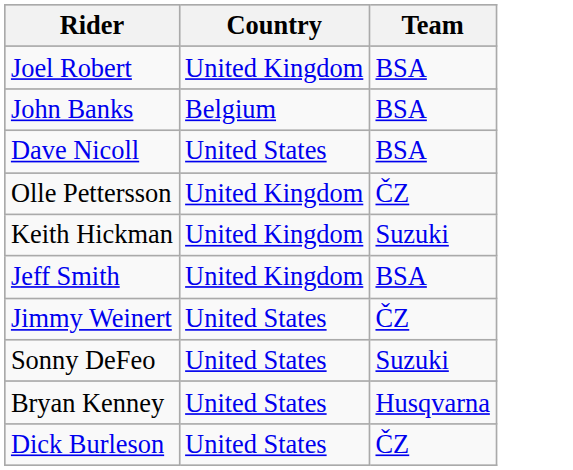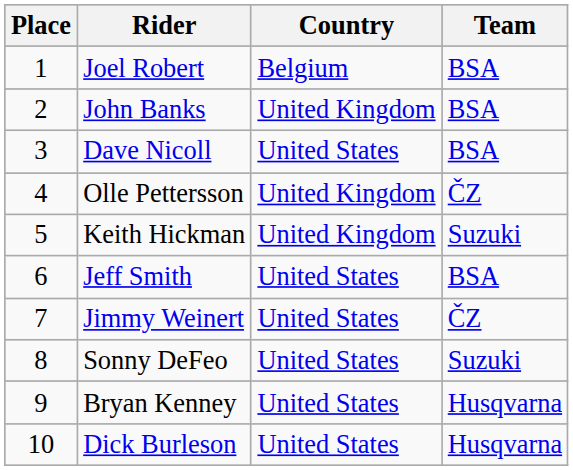+ column: (41, 25)
(274, 67) United Kingdom -> (303, 67) Belgium
(231, 109) Belgium -> (346, 109) United Kingdom
(274, 276) United Kingdom -> (328, 276) United States
(392, 444) ČZ -> (505, 444) Husqvarna
